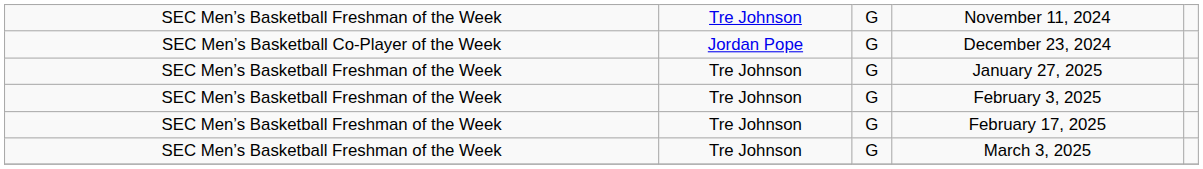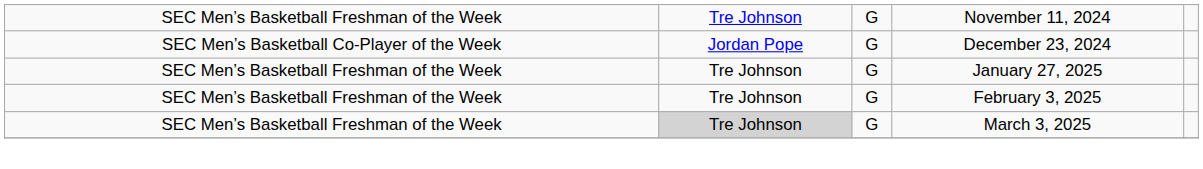- row: (1037, 124)
(755, 151) no background -> (755, 124) lightgrey background
